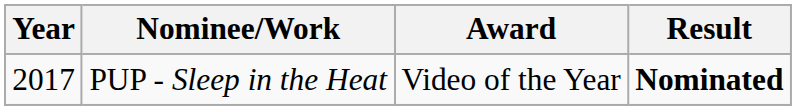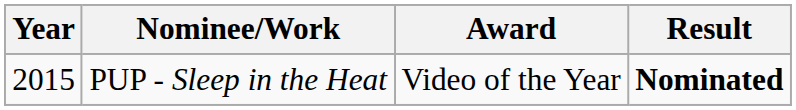(44, 79) 2017 -> (44, 79) 2015
